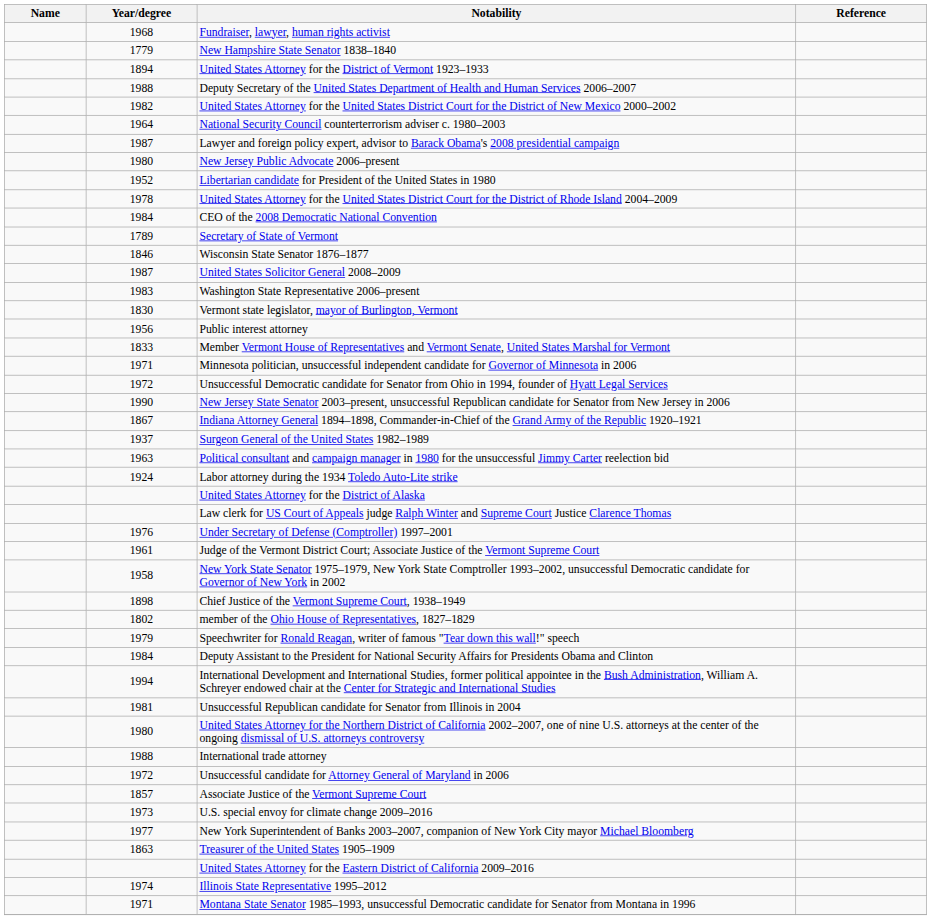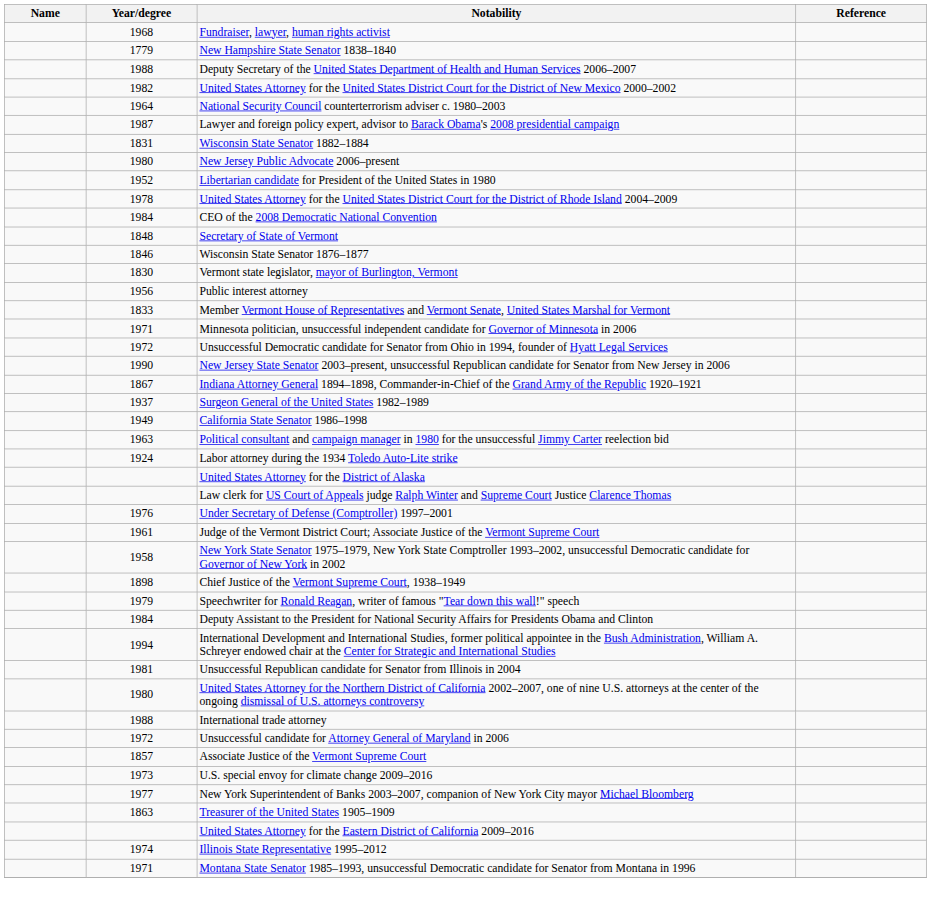- row: (141, 69)
+ row: (141, 143)
+ row: (141, 236)
- row: (141, 236)
- row: (141, 273)
- row: (141, 291)
+ row: (141, 421)
- row: (141, 619)
